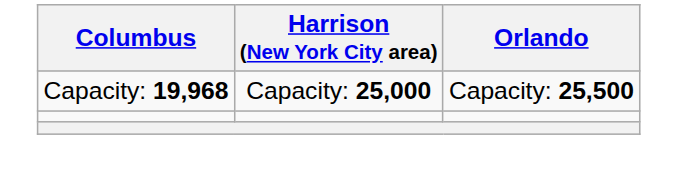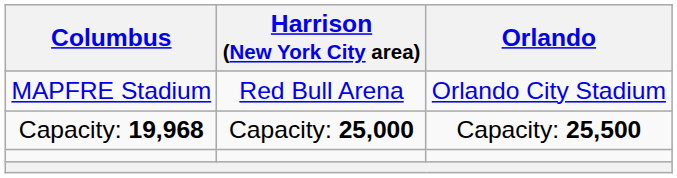+ row: (111, 90)
